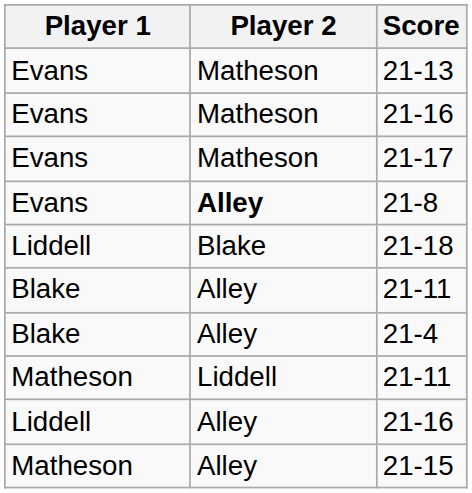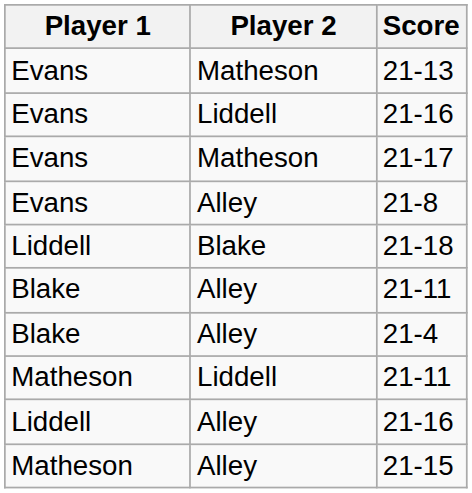(258, 114) Matheson -> (237, 114) Liddell
(230, 202) bold -> (227, 202) normal
